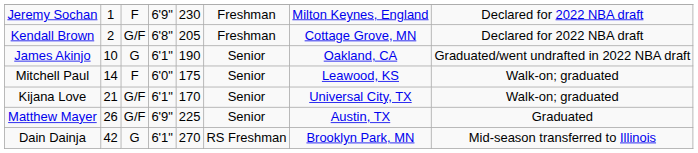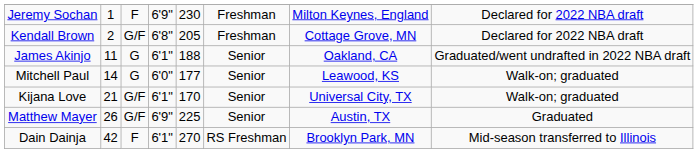(111, 55) 10 -> (111, 55) 11
(190, 55) 190 -> (190, 55) 188
(135, 76) F -> (135, 76) G
(190, 76) 175 -> (190, 76) 177
(135, 138) G -> (135, 138) F
